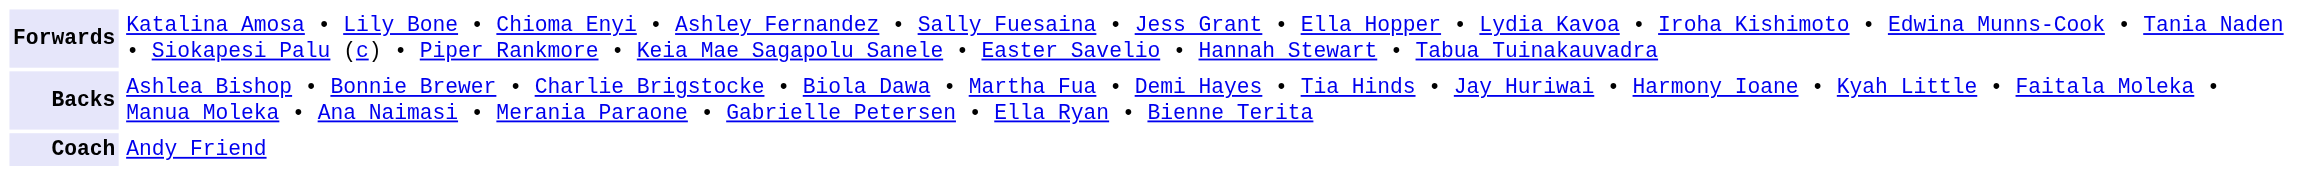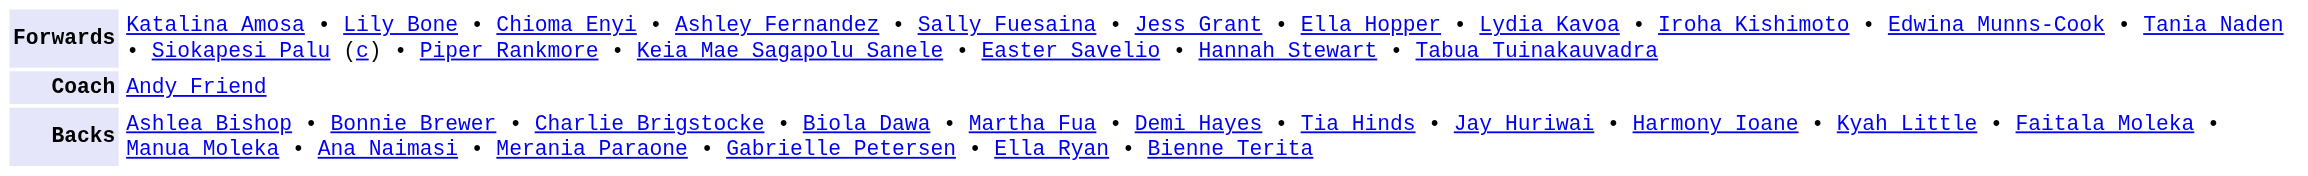rows swapped: (83, 100) <-> (83, 150)
